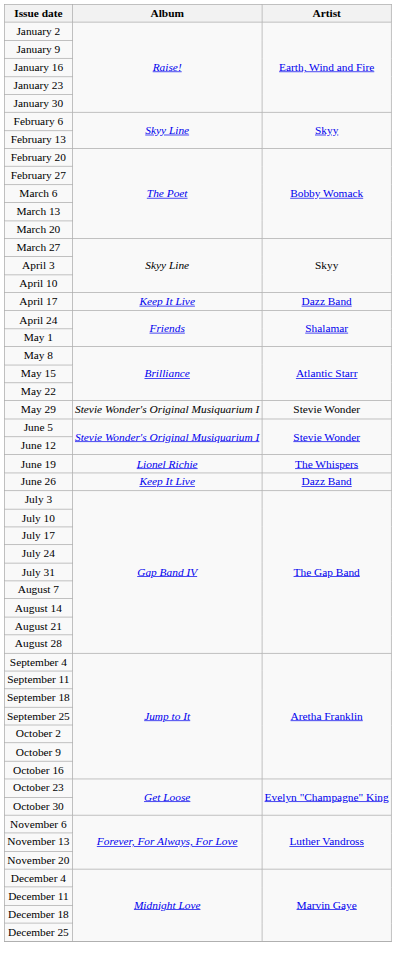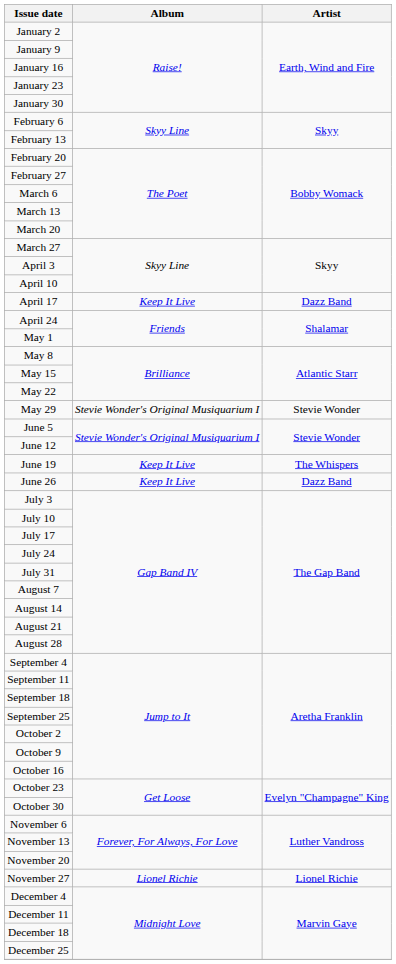(167, 463) Lionel Richie -> (167, 463) Keep It Live
+ row: (38, 878)
